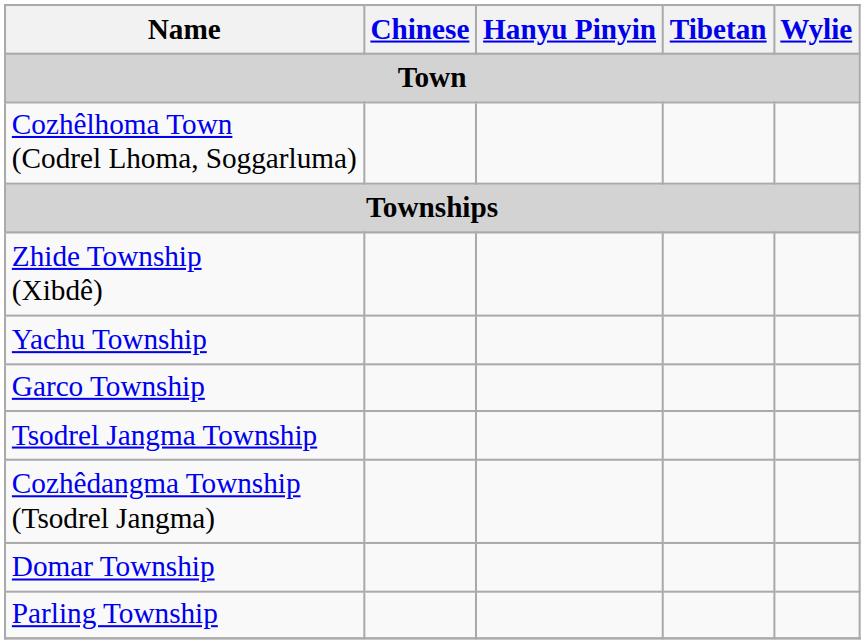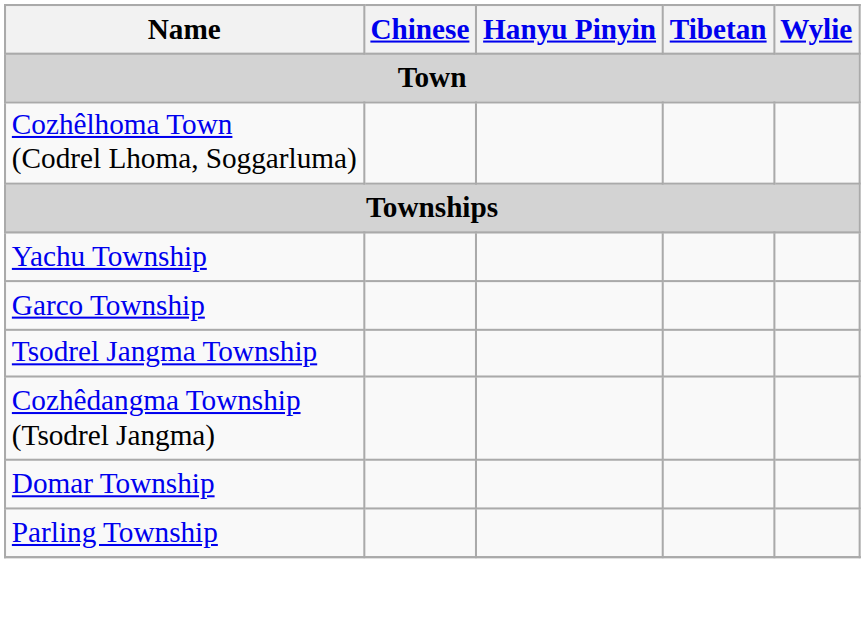- row: (107, 273)
